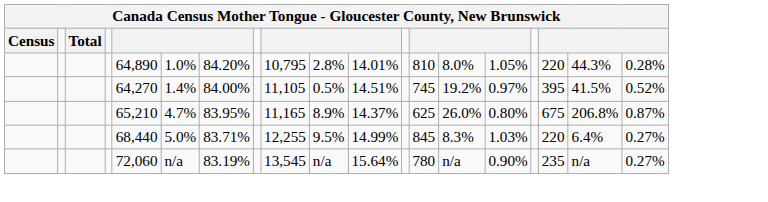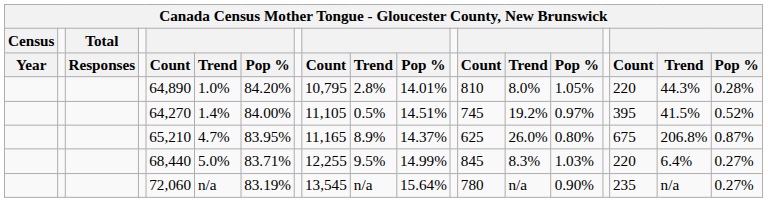+ row: (31, 64)
